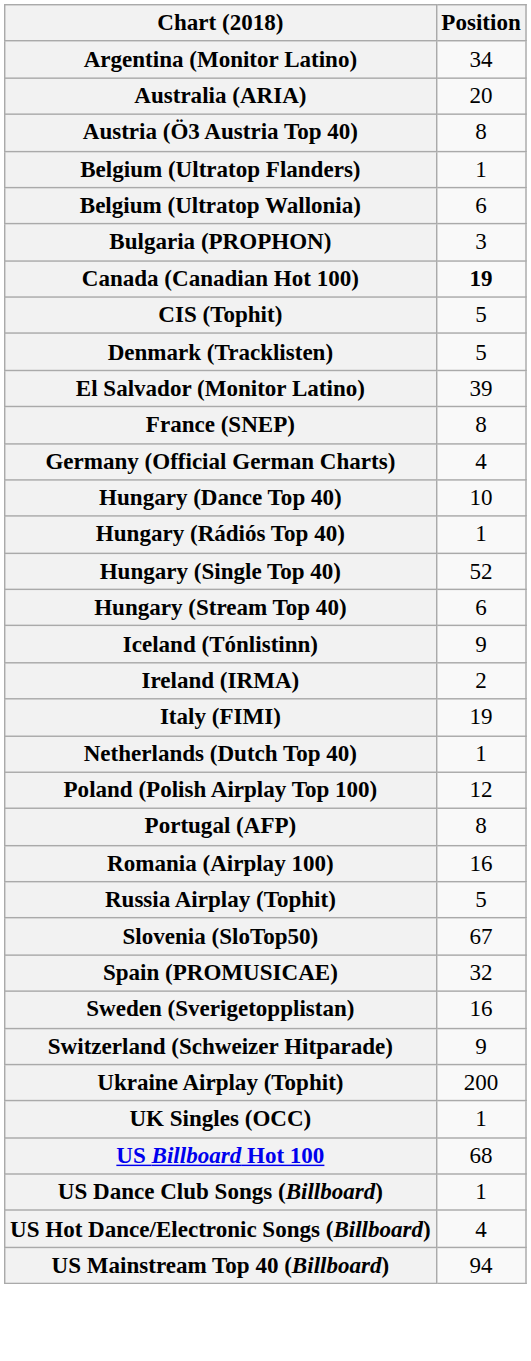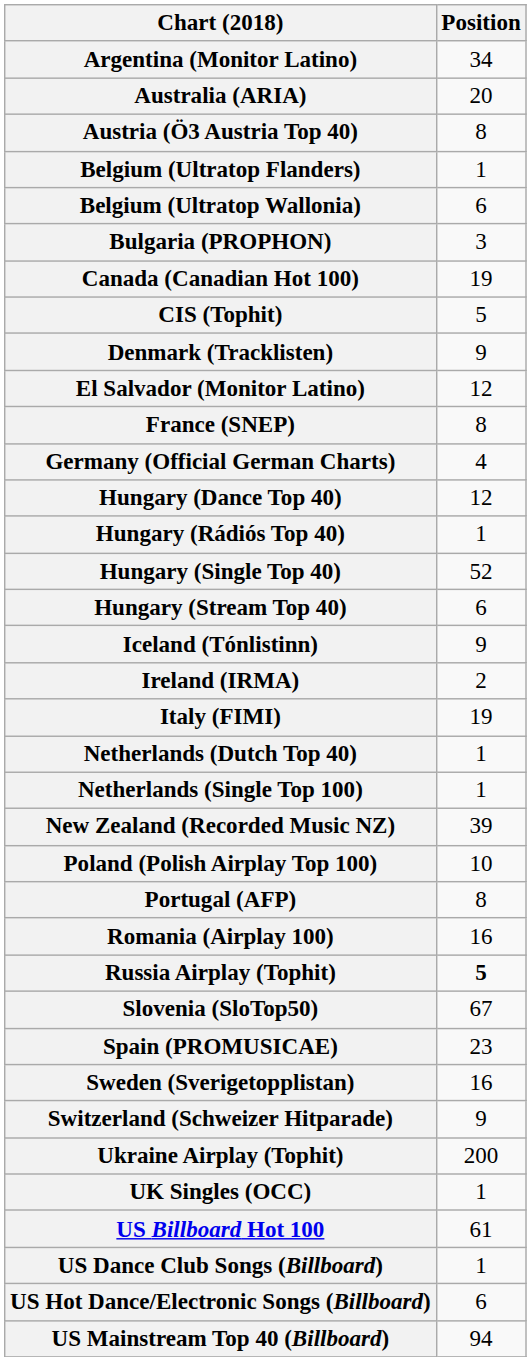(481, 278) bold -> (481, 278) normal
(481, 351) 5 -> (481, 351) 9
(481, 388) 39 -> (481, 388) 12
(481, 497) 10 -> (481, 497) 12
+ row: (220, 790)
+ row: (220, 826)
(481, 790) 12 -> (481, 863) 10
(481, 899) normal -> (481, 972) bold
(481, 972) 32 -> (481, 1045) 23
(481, 1155) 68 -> (481, 1228) 61
(481, 1228) 4 -> (481, 1301) 6
